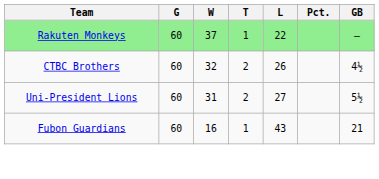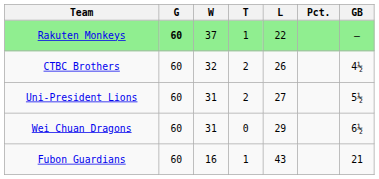(176, 36) normal -> (176, 36) bold
+ row: (82, 128)
